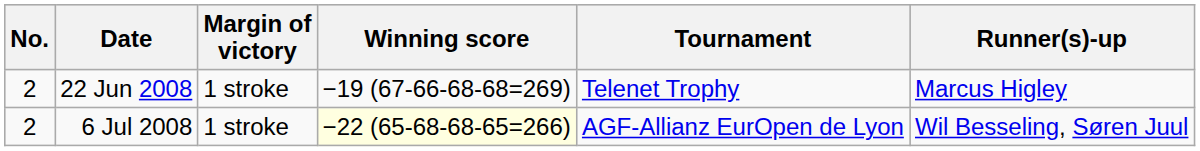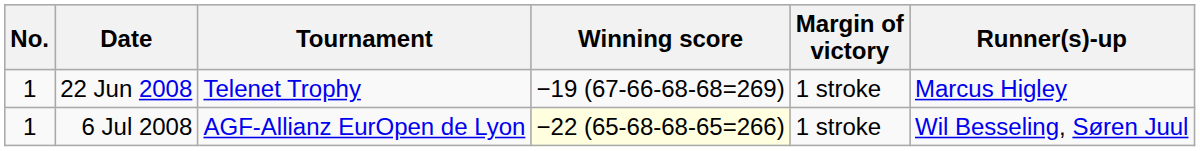columns swapped: (743, 37) <-> (257, 37)
(30, 89) 2 -> (30, 89) 1
(30, 127) 2 -> (30, 127) 1
